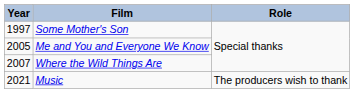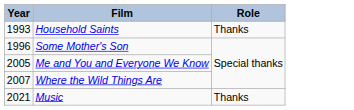+ row: (77, 30)
(19, 30) 1997 -> (19, 47) 1996
(281, 80) The producers wish to thank -> (231, 97) Thanks
